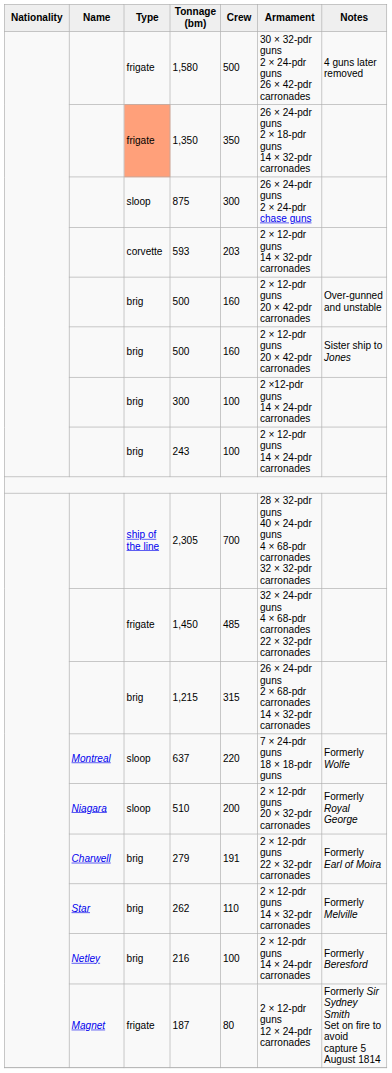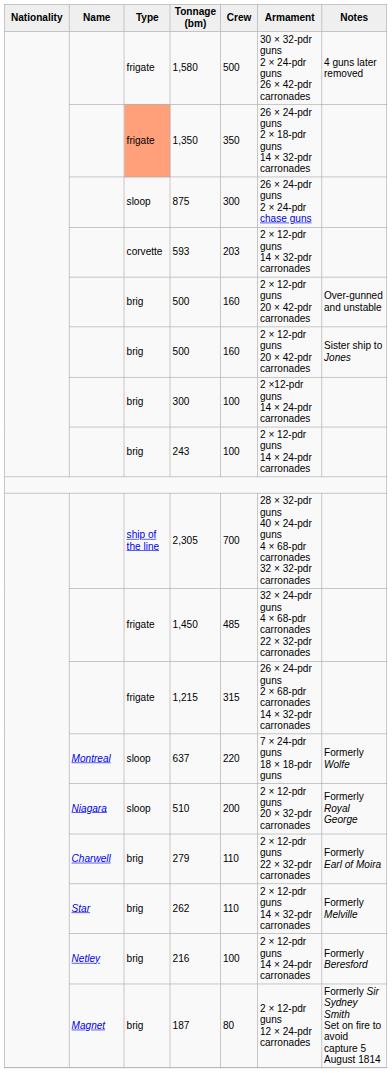(135, 697) brig -> (141, 697) frigate
(231, 858) 191 -> (231, 858) 110
(141, 1026) frigate -> (135, 1026) brig
